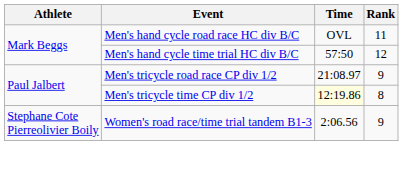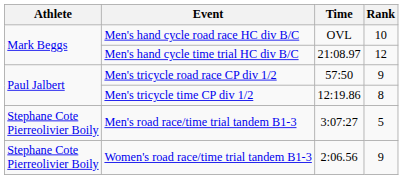(381, 35) 11 -> (381, 35) 10
(339, 55) 57:50 -> (339, 55) 21:08.97
(339, 75) 21:08.97 -> (339, 75) 57:50
(339, 95) lightyellow background -> (339, 95) no background
+ row: (200, 123)
